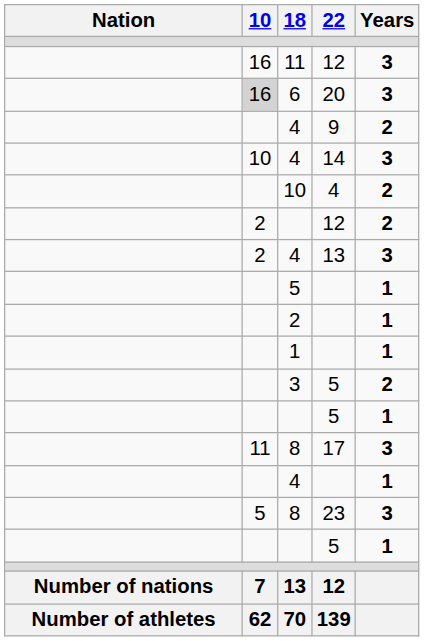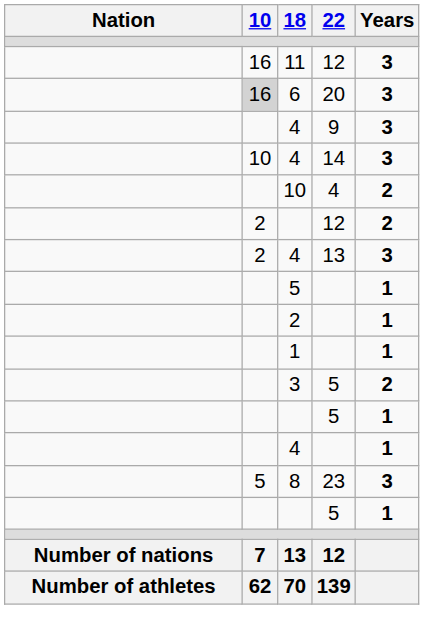(387, 126) 2 -> (387, 126) 3
- row: (295, 448)
